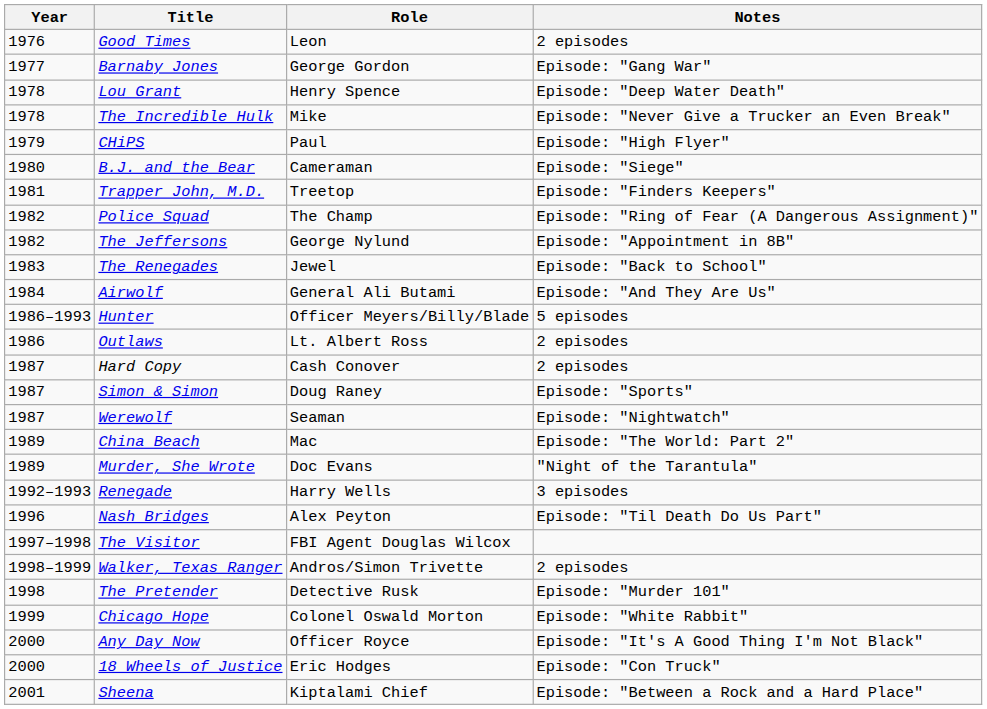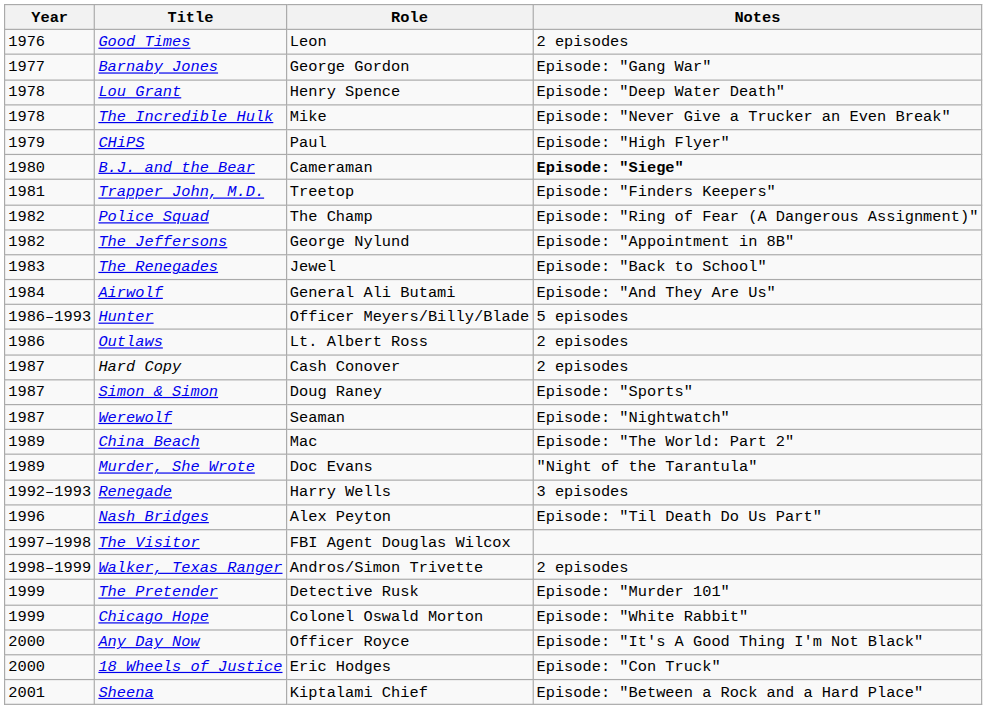(610, 167) normal -> (610, 167) bold
(27, 592) 1998 -> (27, 592) 1999
